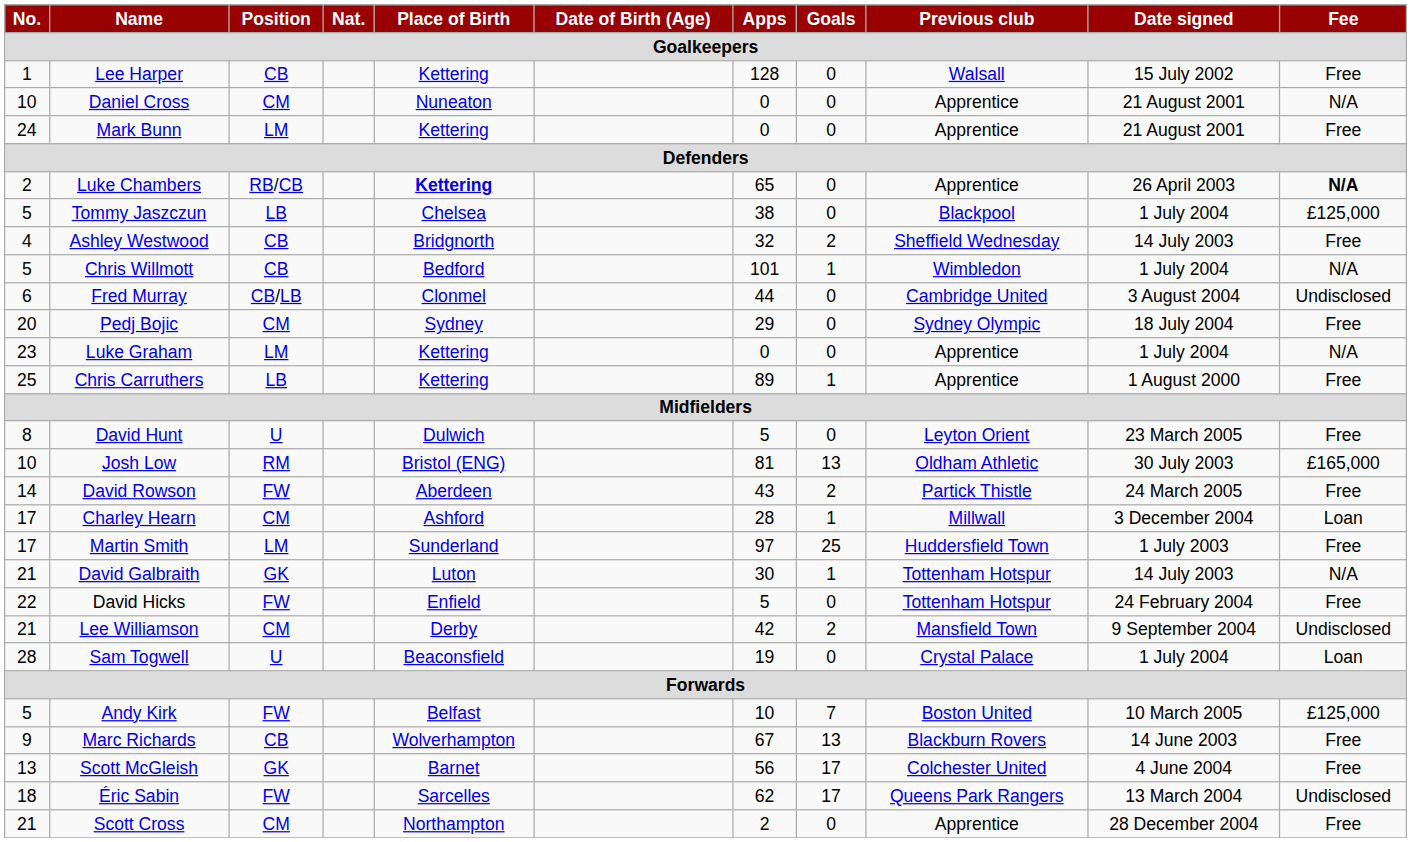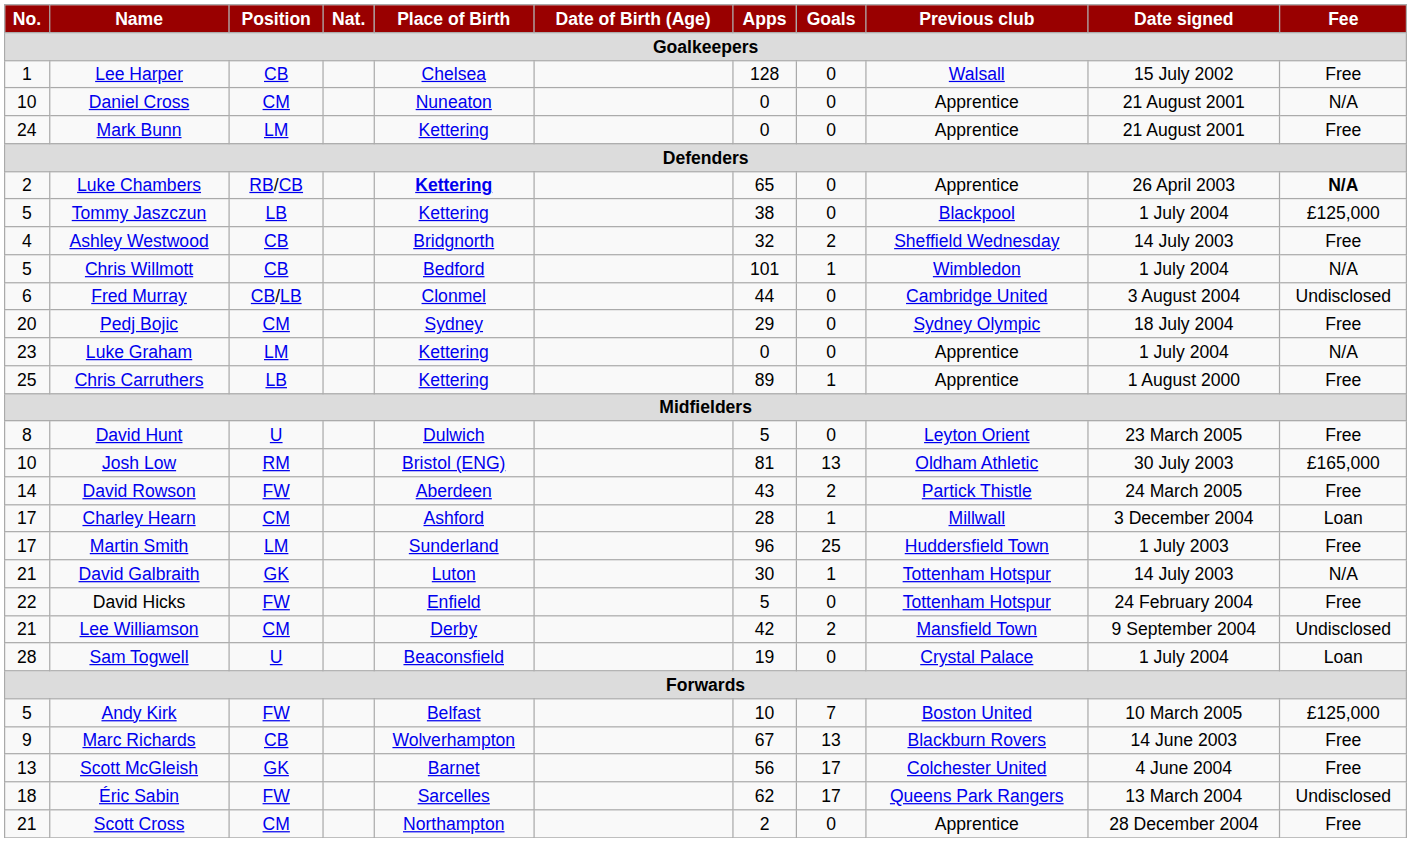(454, 74) Kettering -> (454, 74) Chelsea
(454, 213) Chelsea -> (454, 213) Kettering
(765, 546) 97 -> (765, 546) 96
